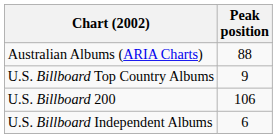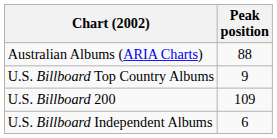(245, 99) 106 -> (245, 99) 109
